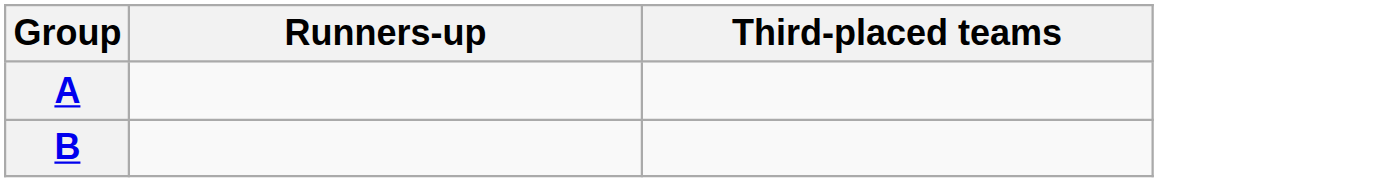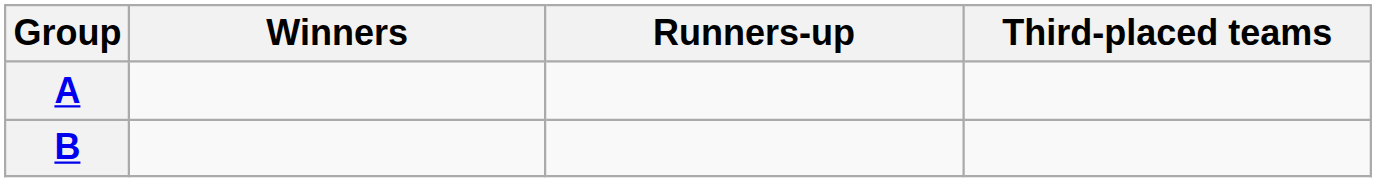+ column: (337, 33)
